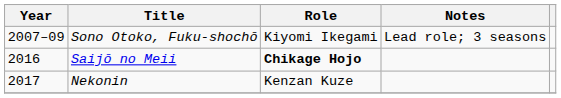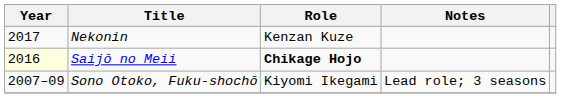rows swapped: (164, 38) <-> (99, 82)
(24, 60) no background -> (24, 60) lightyellow background
